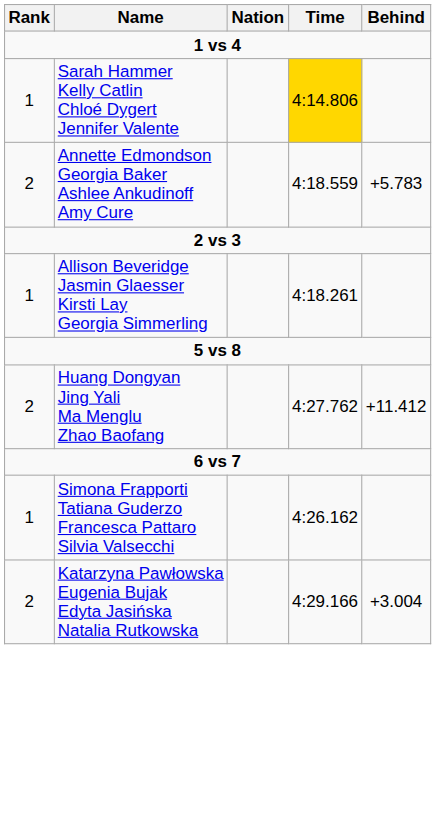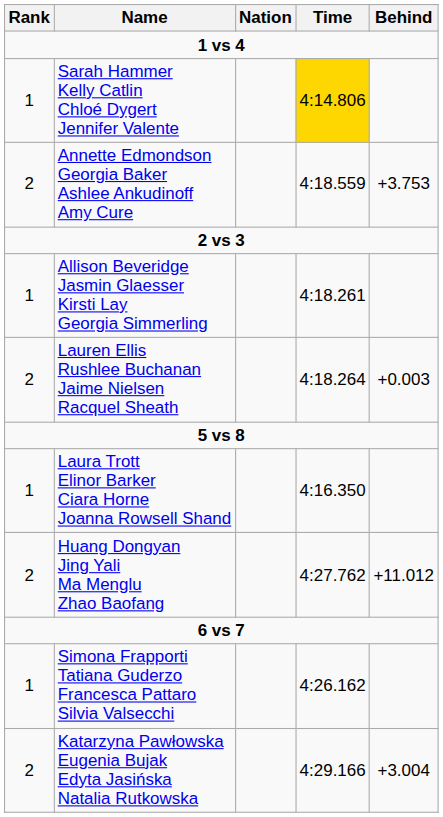(396, 184) +5.783 -> (404, 184) +3.753
+ row: (129, 379)
+ row: (144, 490)
(396, 406) +11.412 -> (404, 574) +11.012
